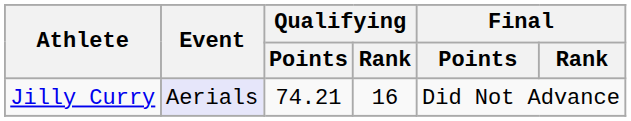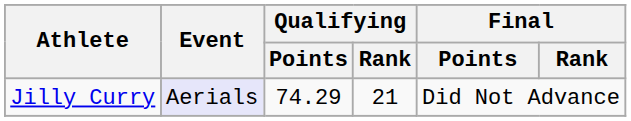(308, 97) 74.21 -> (308, 97) 74.29
(385, 97) 16 -> (385, 97) 21
